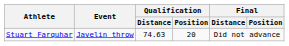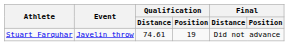(154, 34) 74.63 -> (154, 34) 74.61
(191, 34) 20 -> (191, 34) 19
